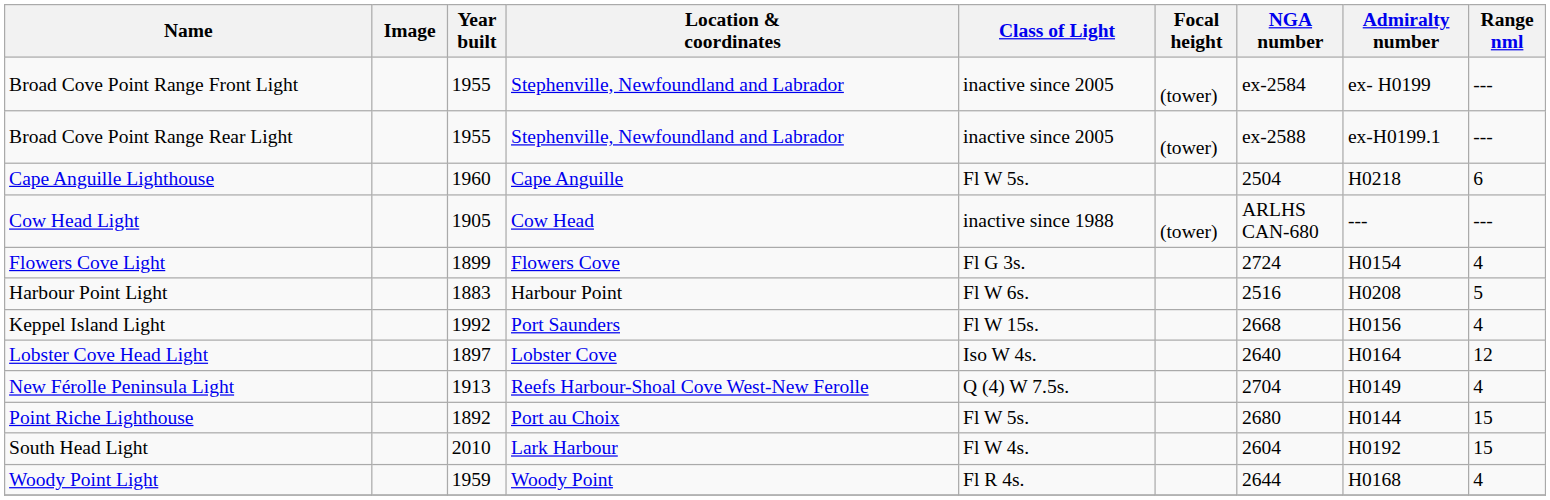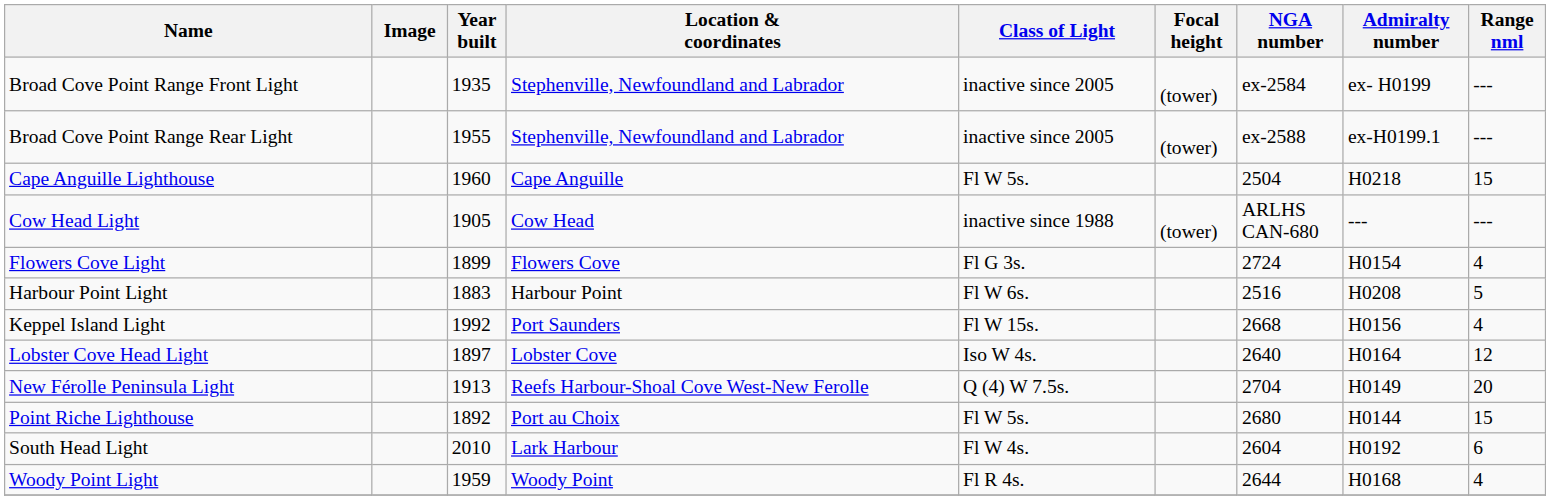(471, 83) 1955 -> (471, 83) 1935
(1478, 178) 6 -> (1483, 178) 15
(1478, 386) 4 -> (1483, 386) 20
(1483, 448) 15 -> (1478, 448) 6
